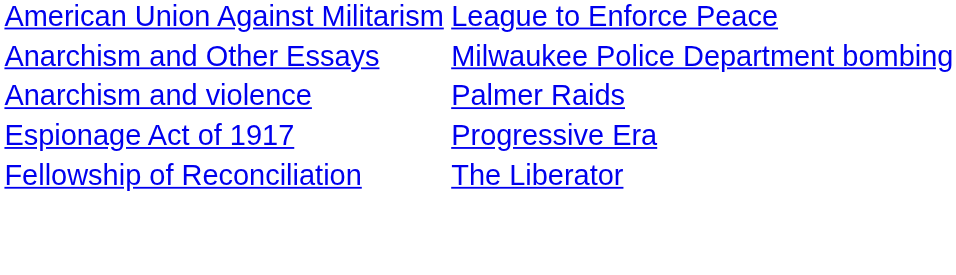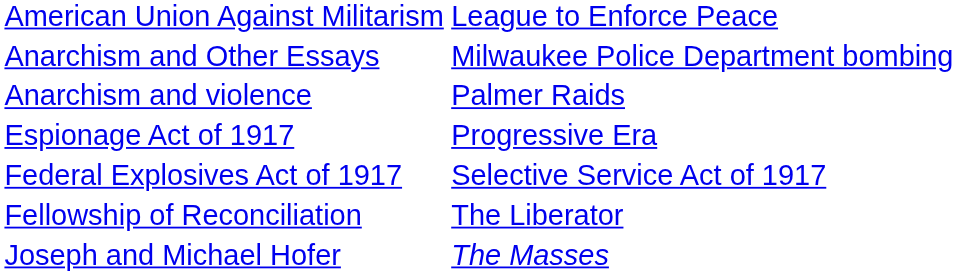+ row: (203, 175)
+ row: (173, 255)
